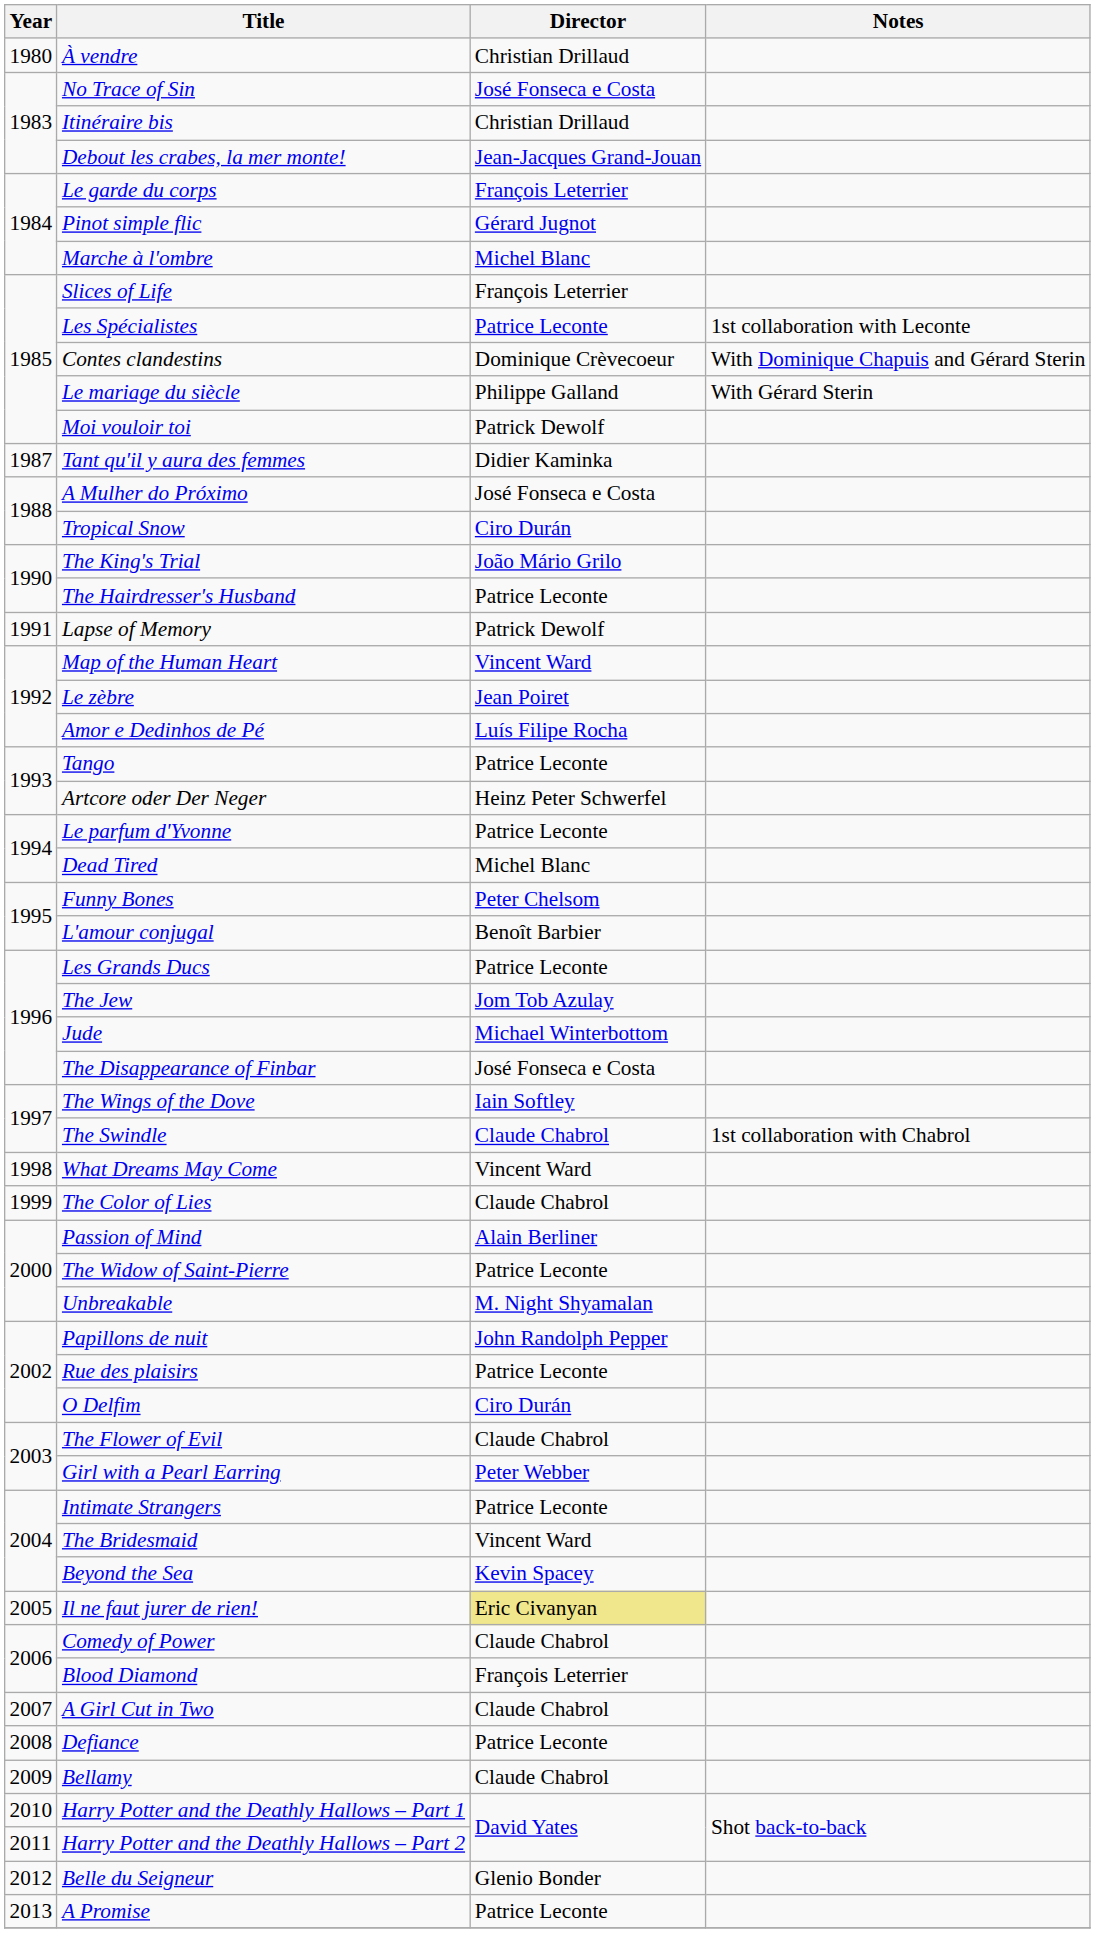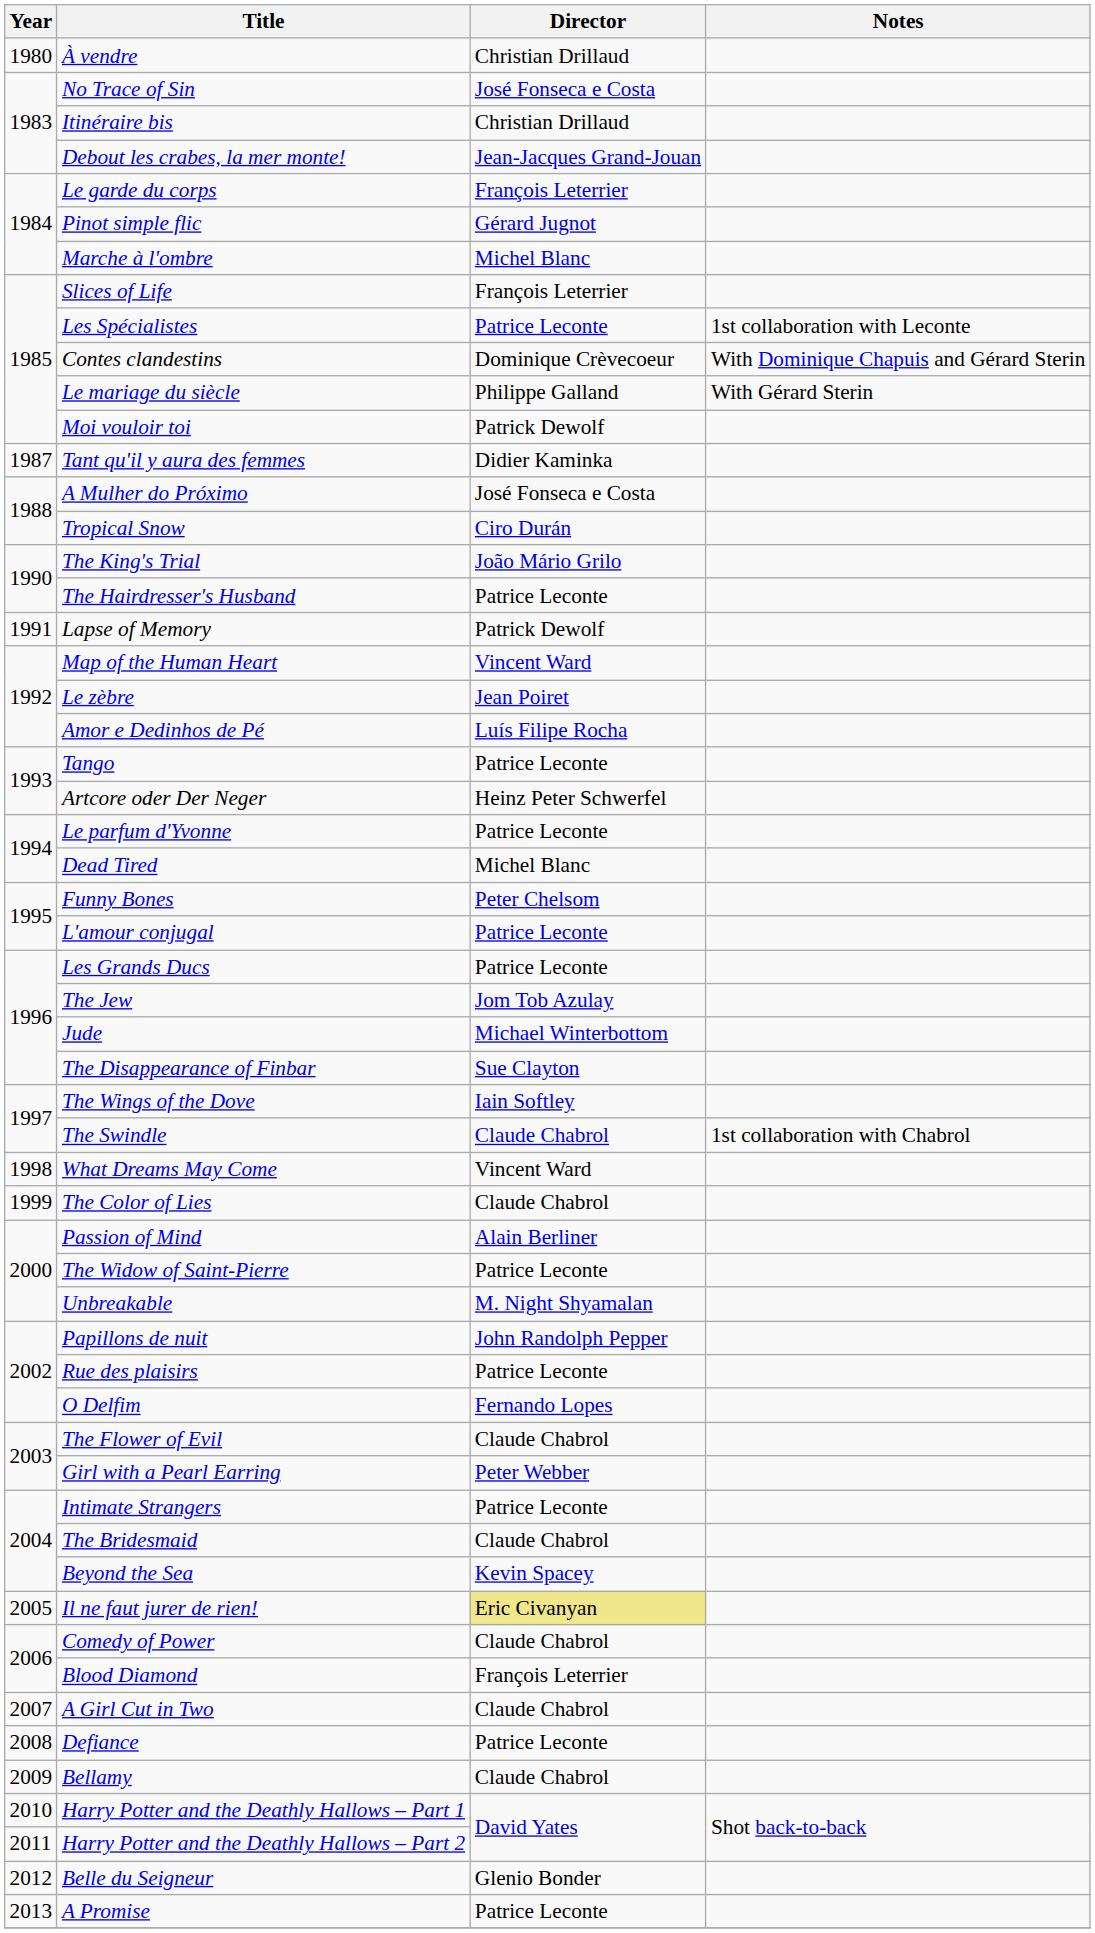(538, 932) Benoît Barbier -> (541, 932) Patrice Leconte
(565, 1067) José Fonseca e Costa -> (527, 1067) Sue Clayton
(523, 1405) Ciro Durán -> (544, 1405) Fernando Lopes
(533, 1540) Vincent Ward -> (542, 1540) Claude Chabrol
